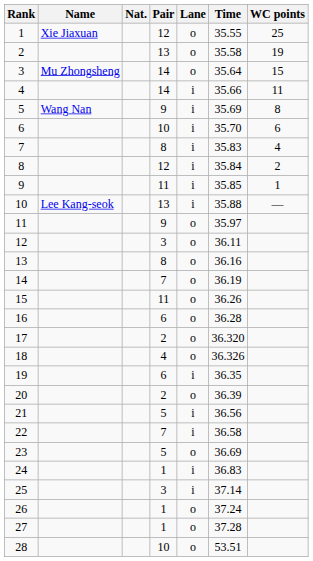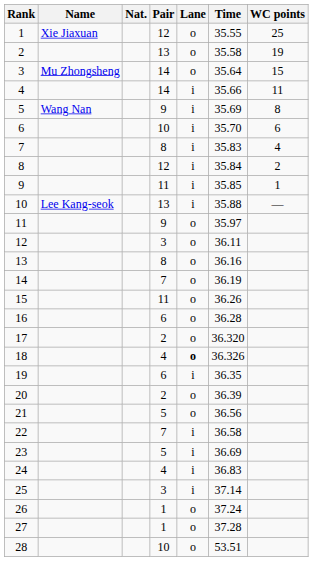(193, 356) normal -> (193, 356) bold
(193, 413) i -> (193, 413) o
(193, 451) o -> (193, 451) i
(163, 470) 1 -> (163, 470) 4
